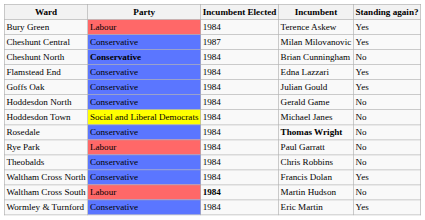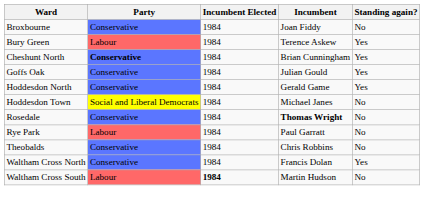+ row: (28, 27)
- row: (38, 42)
(361, 57) No -> (361, 57) Yes
- row: (34, 72)
(361, 102) No -> (361, 87) Yes
- row: (45, 207)
